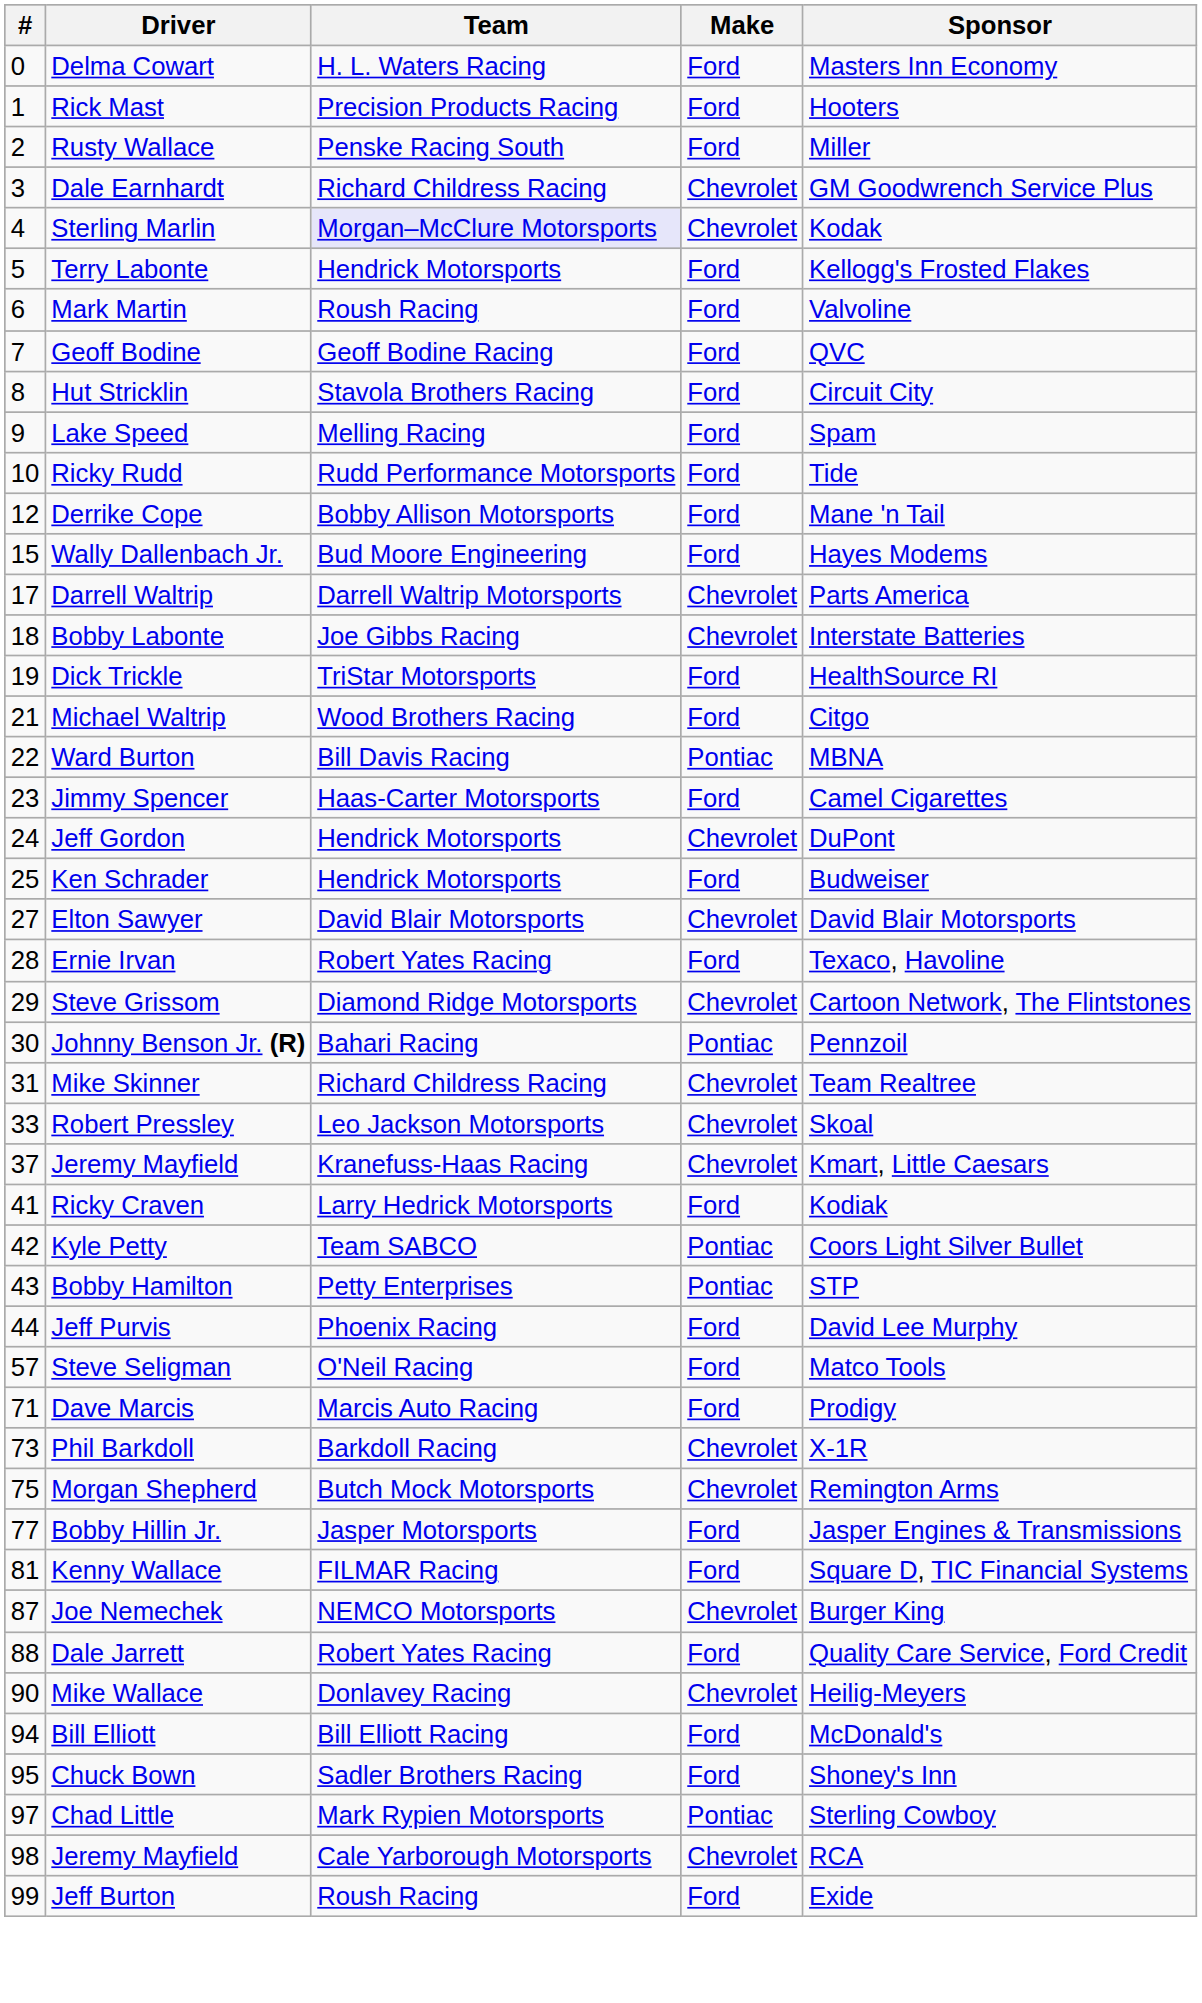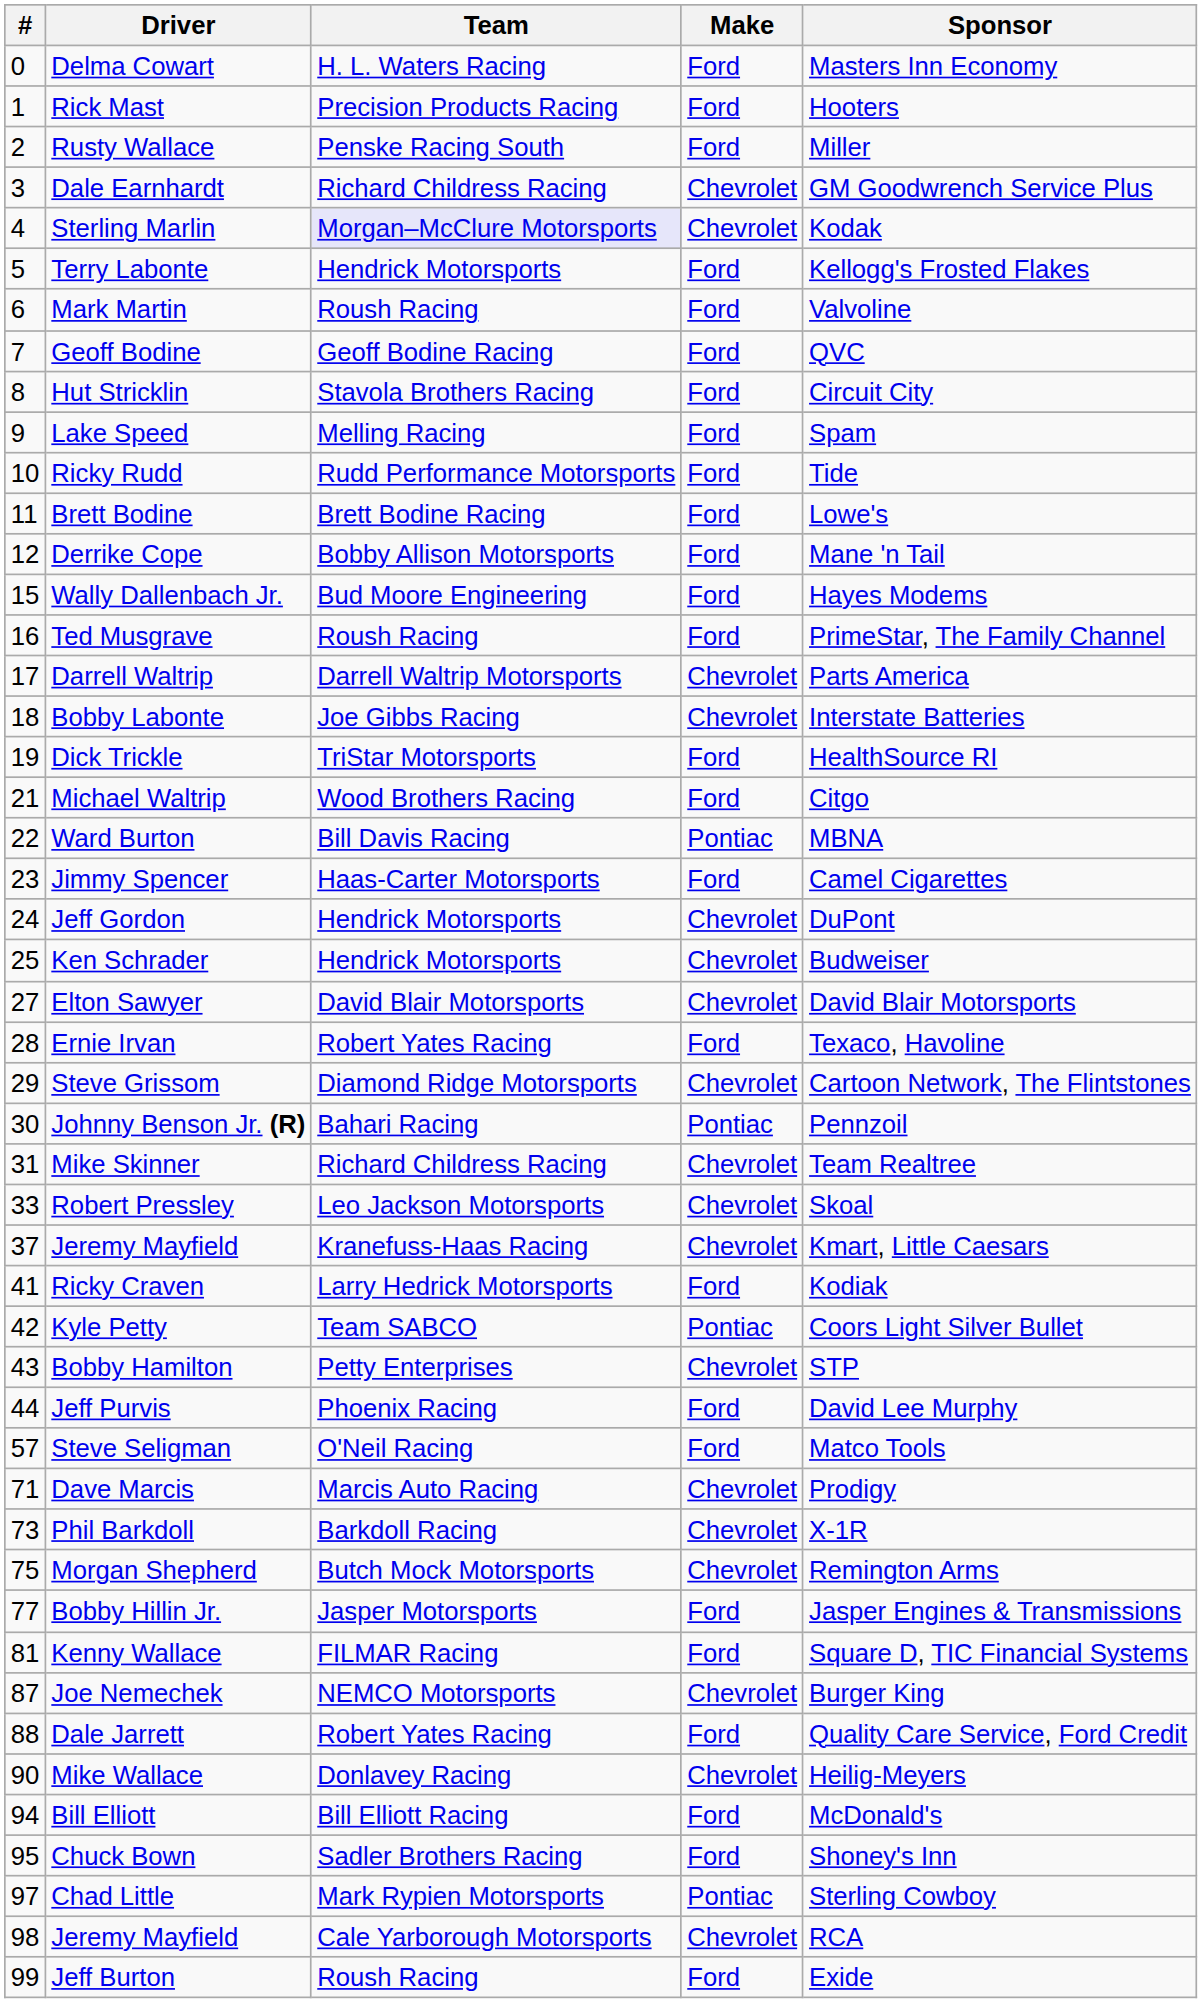+ row: (24, 513)
+ row: (25, 635)
(714, 879) Ford -> (742, 961) Chevrolet
(730, 1286) Pontiac -> (742, 1367) Chevrolet
(714, 1408) Ford -> (742, 1489) Chevrolet
